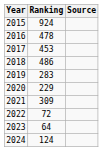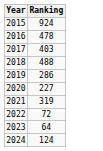- column: (82, 11)
(46, 50) 453 -> (46, 50) 403
(46, 63) 486 -> (46, 63) 488
(46, 76) 283 -> (46, 76) 286
(46, 89) 229 -> (46, 89) 227
(46, 102) 309 -> (46, 102) 319
